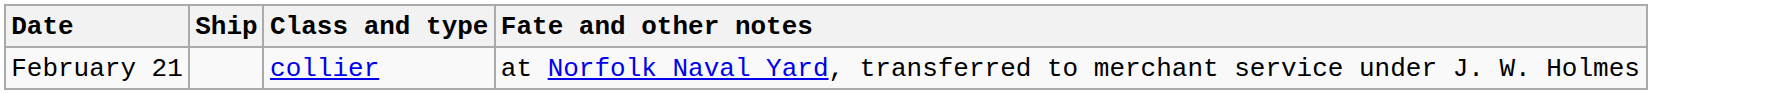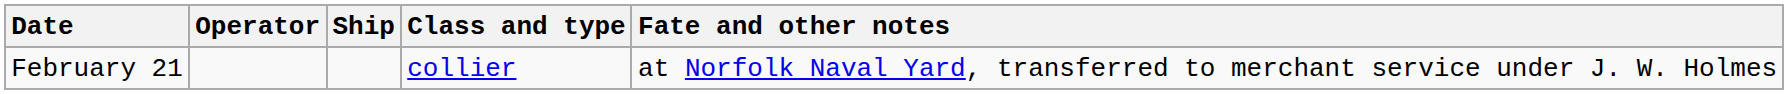+ column: (258, 26)
